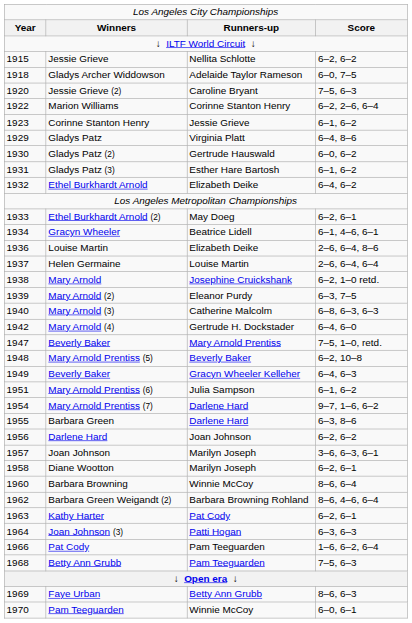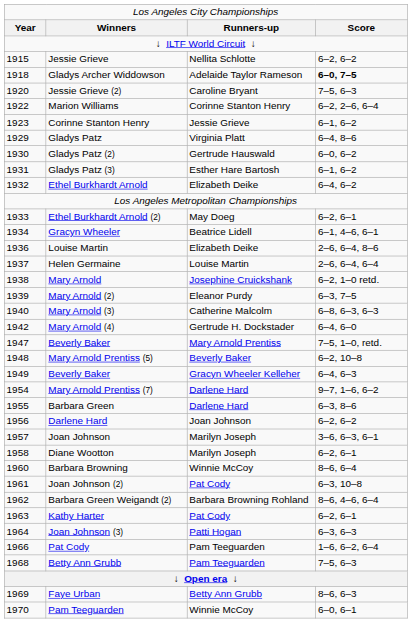(337, 75) normal -> (337, 75) bold
- row: (18, 389)
+ row: (18, 484)
